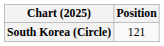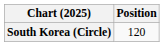(137, 32) 121 -> (137, 32) 120
